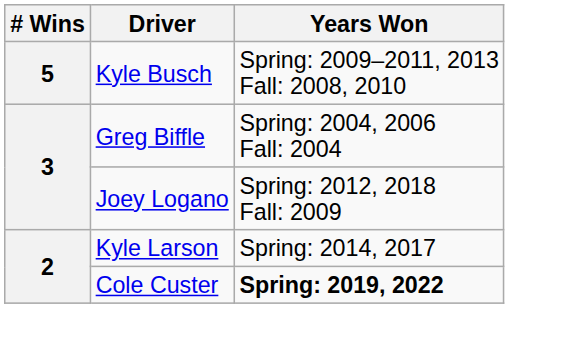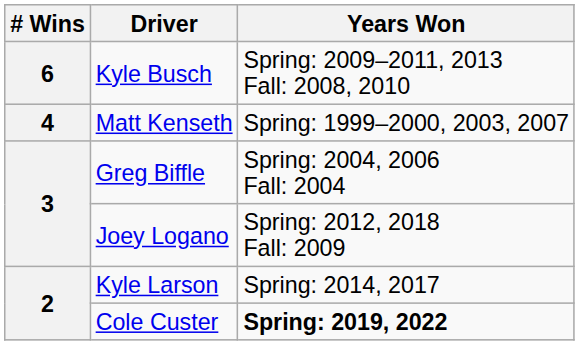(47, 73) 5 -> (47, 73) 6
+ row: (164, 123)
